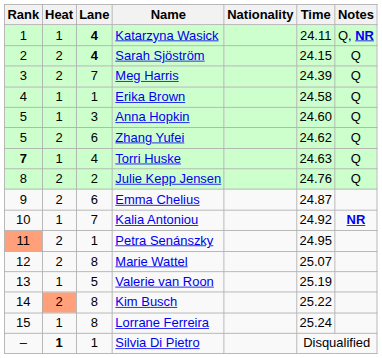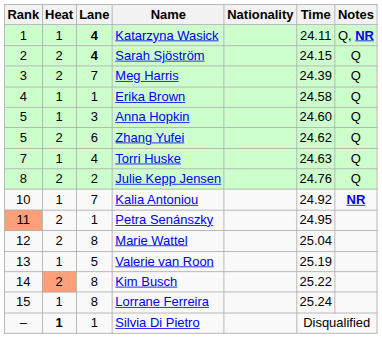(23, 158) bold -> (23, 158) normal
- row: (157, 199)
(316, 261) 25.07 -> (316, 240) 25.04
